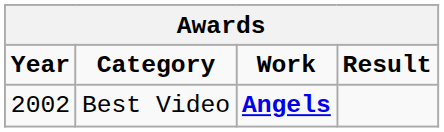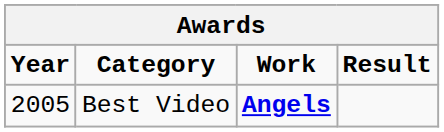(40, 106) 2002 -> (40, 106) 2005
